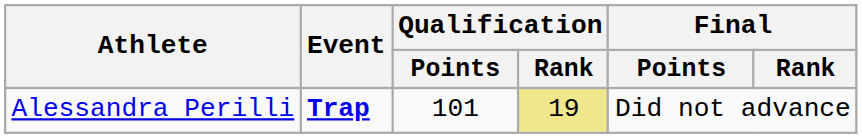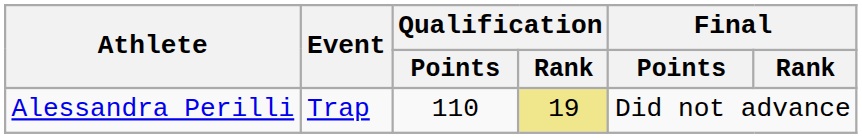(338, 110) bold -> (338, 110) normal
(455, 110) 101 -> (455, 110) 110
